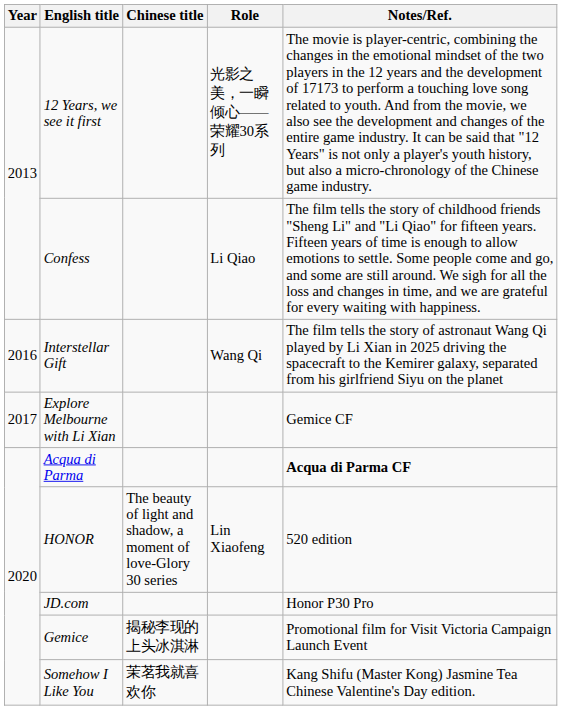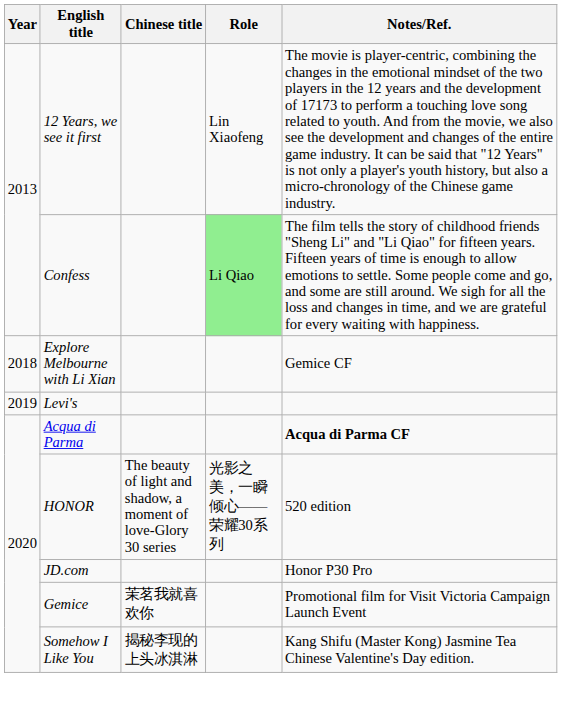(239, 112) 光影之美，一瞬倾心——荣耀30系列 -> (236, 129) Lin Xiaofeng
(233, 258) no background -> (232, 275) lightgreen background
- row: (76, 355)
(22, 419) 2017 -> (22, 363) 2018
+ row: (61, 403)
(237, 539) Lin Xiaofeng -> (238, 506) 光影之美，一瞬倾心——荣耀30系列
(163, 637) 揭秘李现的上头冰淇淋 -> (161, 604) 茉茗我就喜欢你
(163, 682) 茉茗我就喜欢你 -> (161, 649) 揭秘李现的上头冰淇淋
